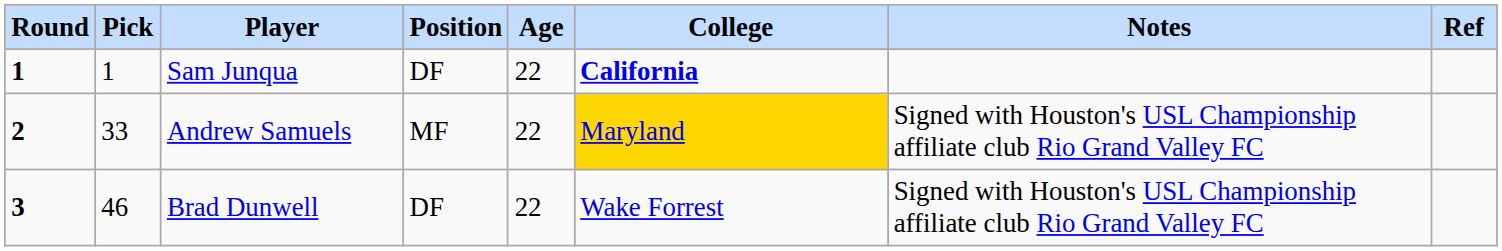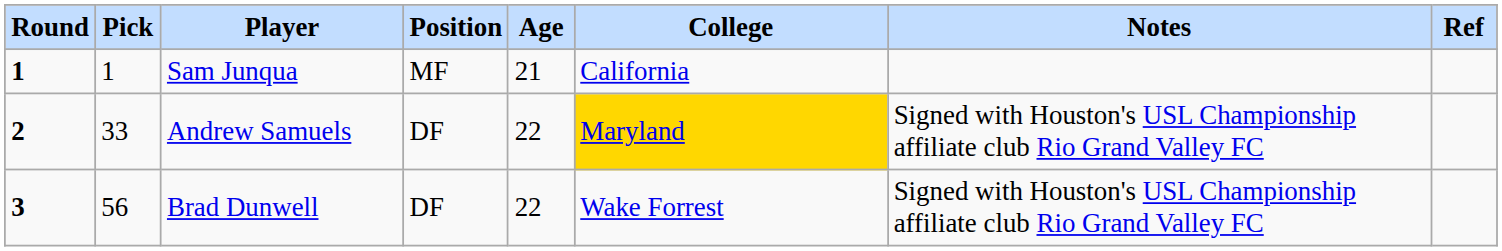(427, 71) DF -> (429, 71) MF
(528, 71) 22 -> (528, 71) 21
(639, 71) bold -> (635, 71) normal
(429, 131) MF -> (427, 131) DF
(115, 207) 46 -> (115, 207) 56
